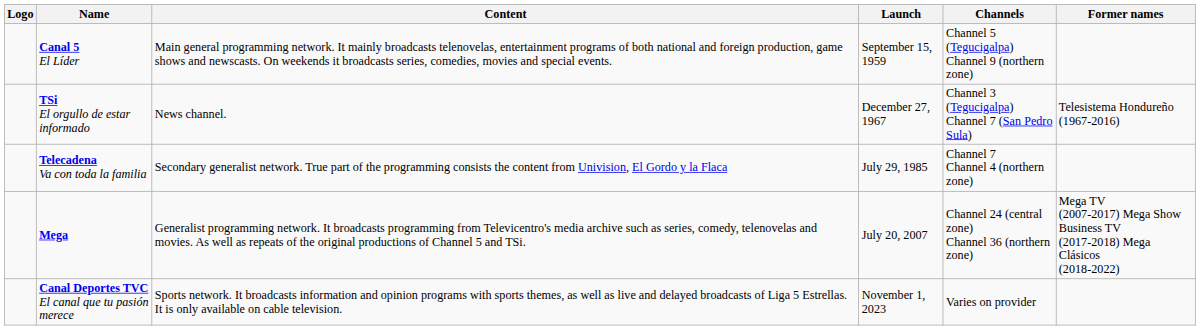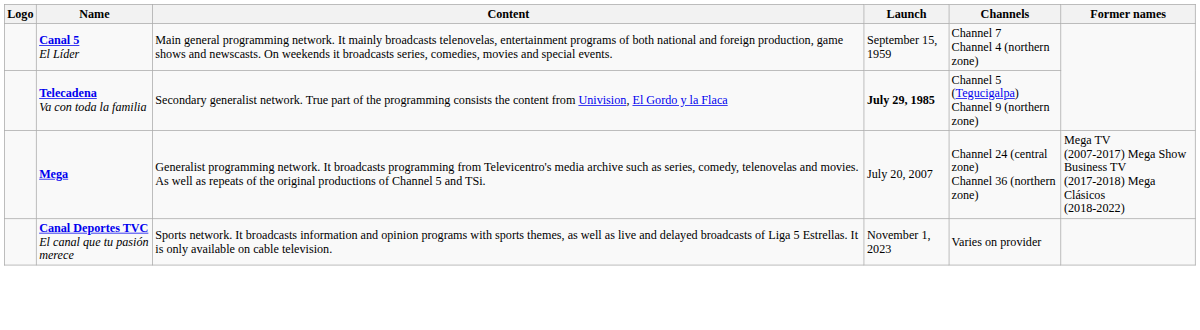(995, 53) Channel 5 (Tegucigalpa) Channel 9 (northern zone) -> (1001, 47) Channel 7 Channel 4 (northern zone)
- row: (85, 114)
(895, 167) normal -> (901, 100) bold
(995, 167) Channel 7 Channel 4 (northern zone) -> (1001, 100) Channel 5 (Tegucigalpa) Channel 9 (northern zone)
